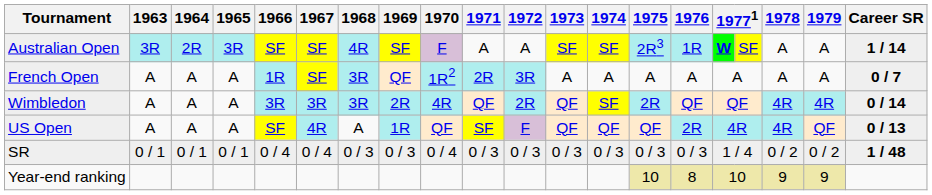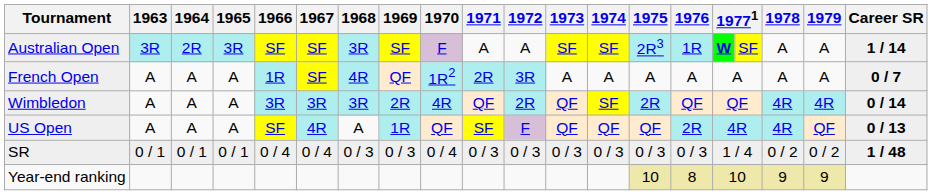(359, 47) 4R -> (359, 47) 3R
(359, 76) 3R -> (359, 76) 4R
